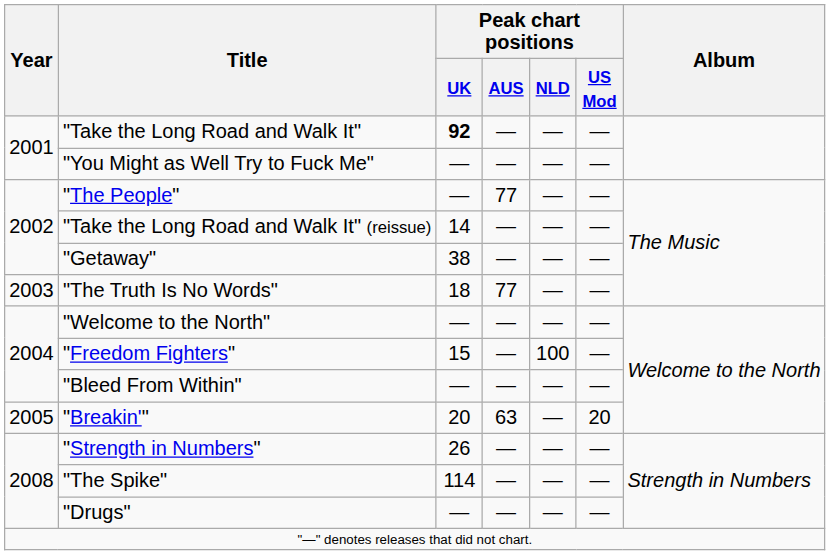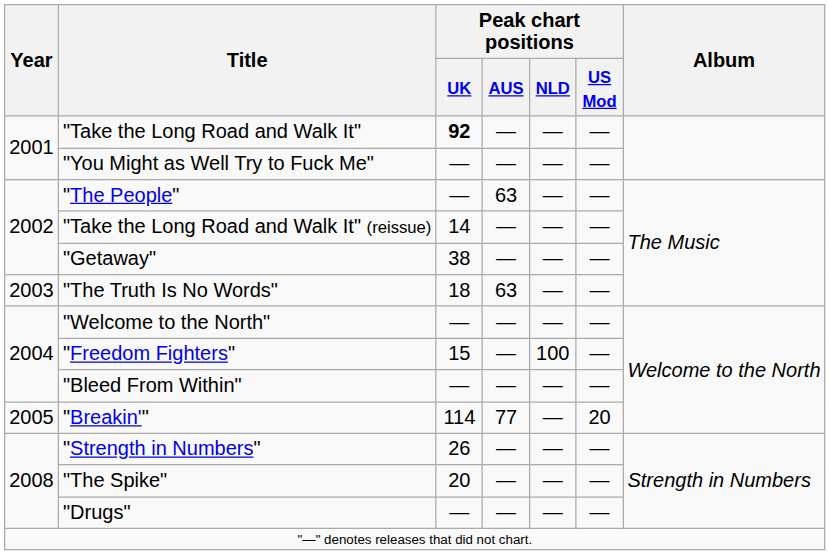(506, 195) 77 -> (506, 195) 63
(506, 290) 77 -> (506, 290) 63
(459, 417) 20 -> (459, 417) 114
(506, 417) 63 -> (506, 417) 77
(459, 480) 114 -> (459, 480) 20
